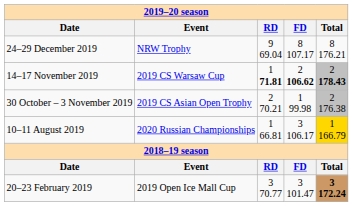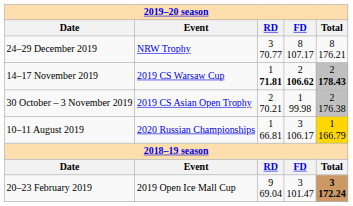(271, 49) 9 69.04 -> (271, 49) 3 70.77
(271, 188) 3 70.77 -> (271, 188) 9 69.04
